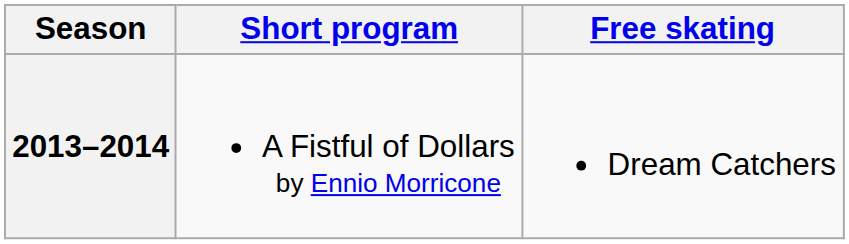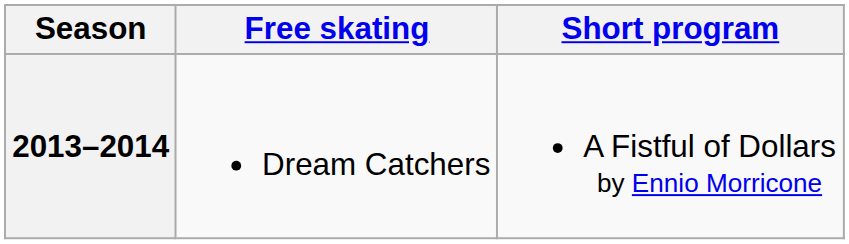columns swapped: (349, 29) <-> (683, 29)
